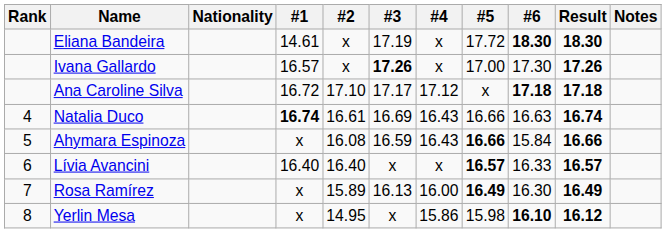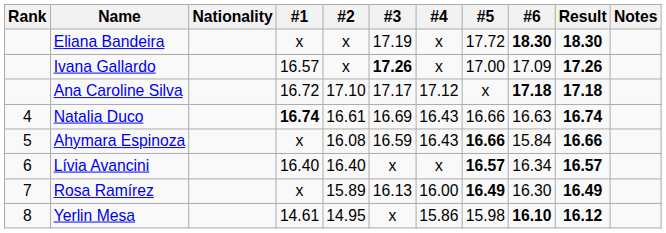(300, 41) 14.61 -> (300, 41) x
(532, 66) 17.30 -> (532, 66) 17.09
(532, 166) 16.33 -> (532, 166) 16.34
(300, 215) x -> (300, 215) 14.61
